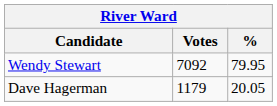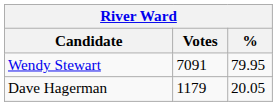(192, 64) 7092 -> (192, 64) 7091
